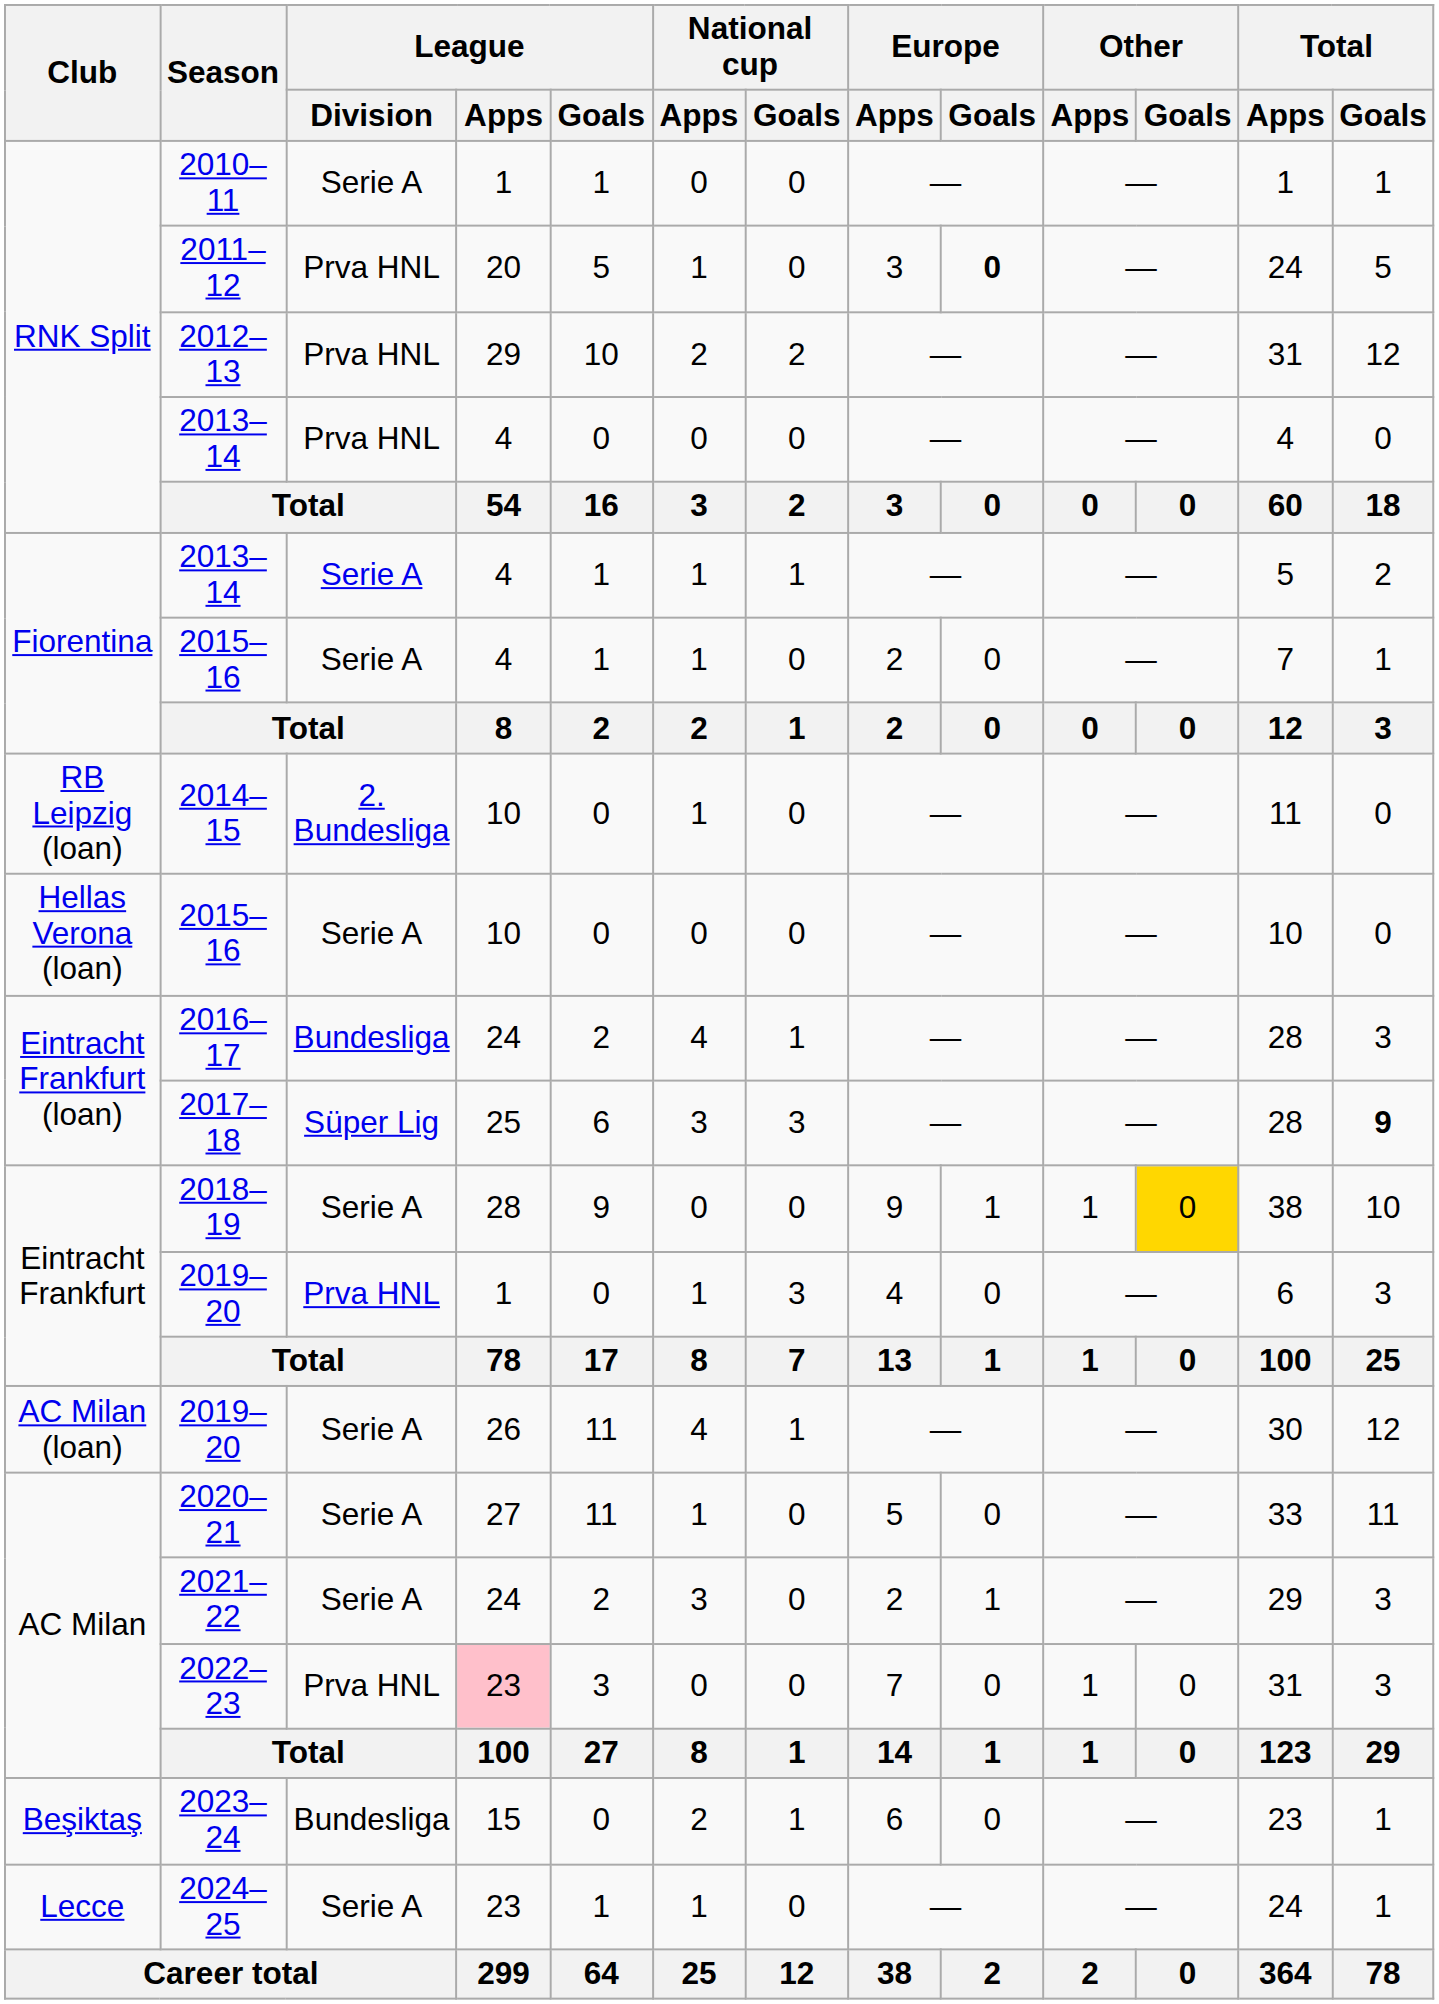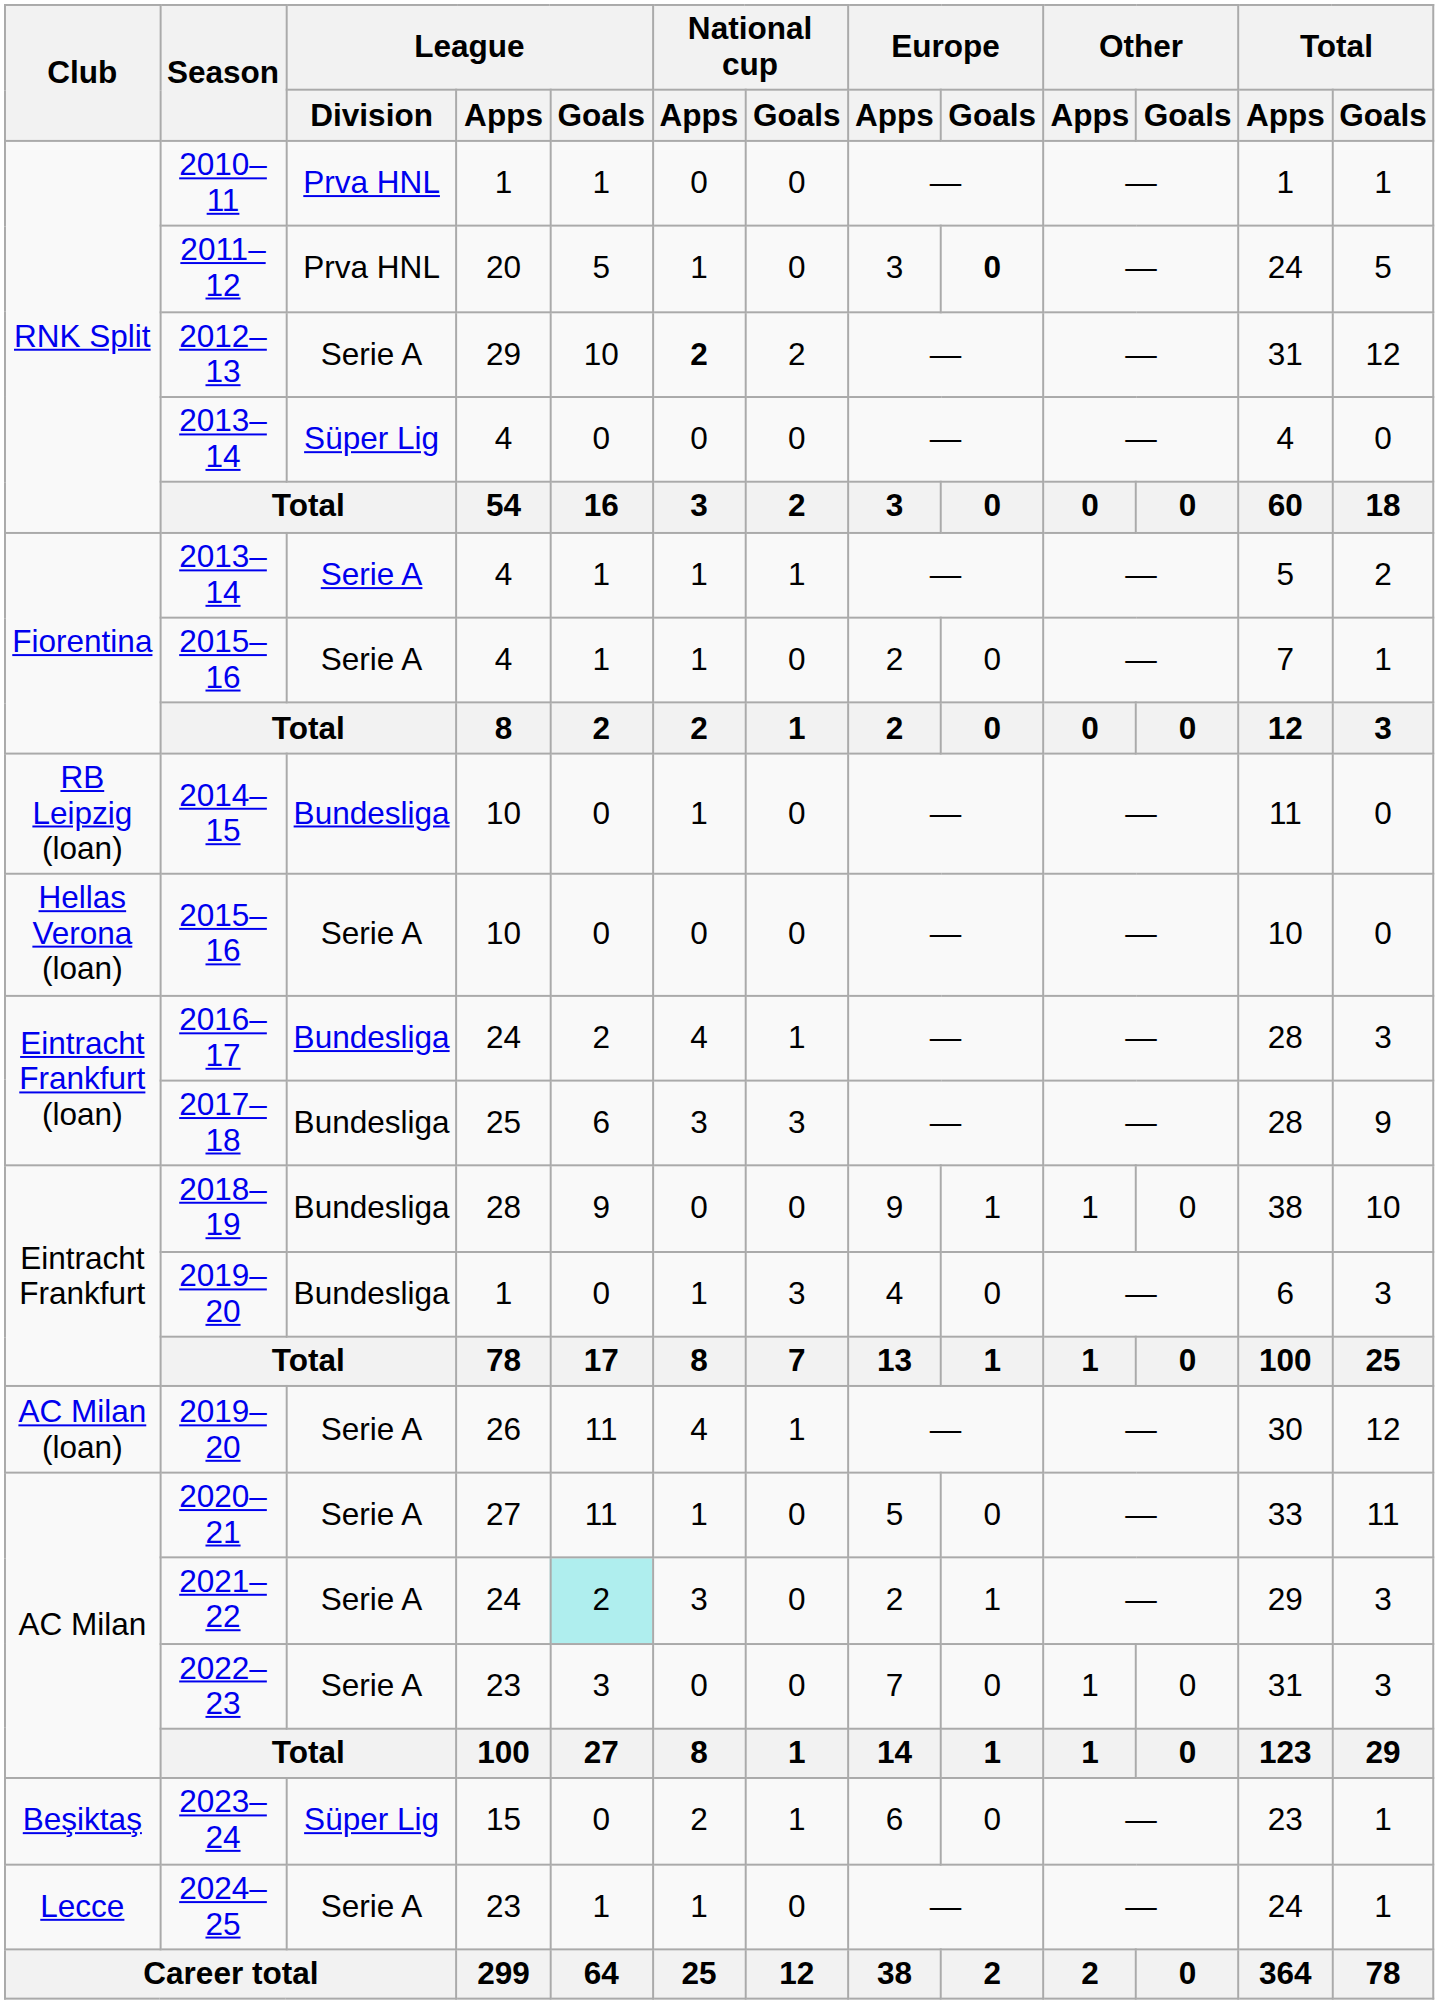(372, 182) Serie A -> (372, 182) Prva HNL
(372, 353) Prva HNL -> (372, 353) Serie A
(699, 353) normal -> (699, 353) bold
(372, 439) Prva HNL -> (372, 439) Süper Lig
(372, 813) 2. Bundesliga -> (372, 813) Bundesliga
(372, 1122) Süper Lig -> (372, 1122) Bundesliga
(1383, 1122) bold -> (1383, 1122) normal
(372, 1208) Serie A -> (372, 1208) Bundesliga
(1188, 1208) gold background -> (1188, 1208) no background
(372, 1293) Prva HNL -> (372, 1293) Bundesliga
(601, 1599) no background -> (601, 1599) paleturquoise background
(372, 1685) Prva HNL -> (372, 1685) Serie A
(504, 1685) pink background -> (504, 1685) no background
(372, 1820) Bundesliga -> (372, 1820) Süper Lig
